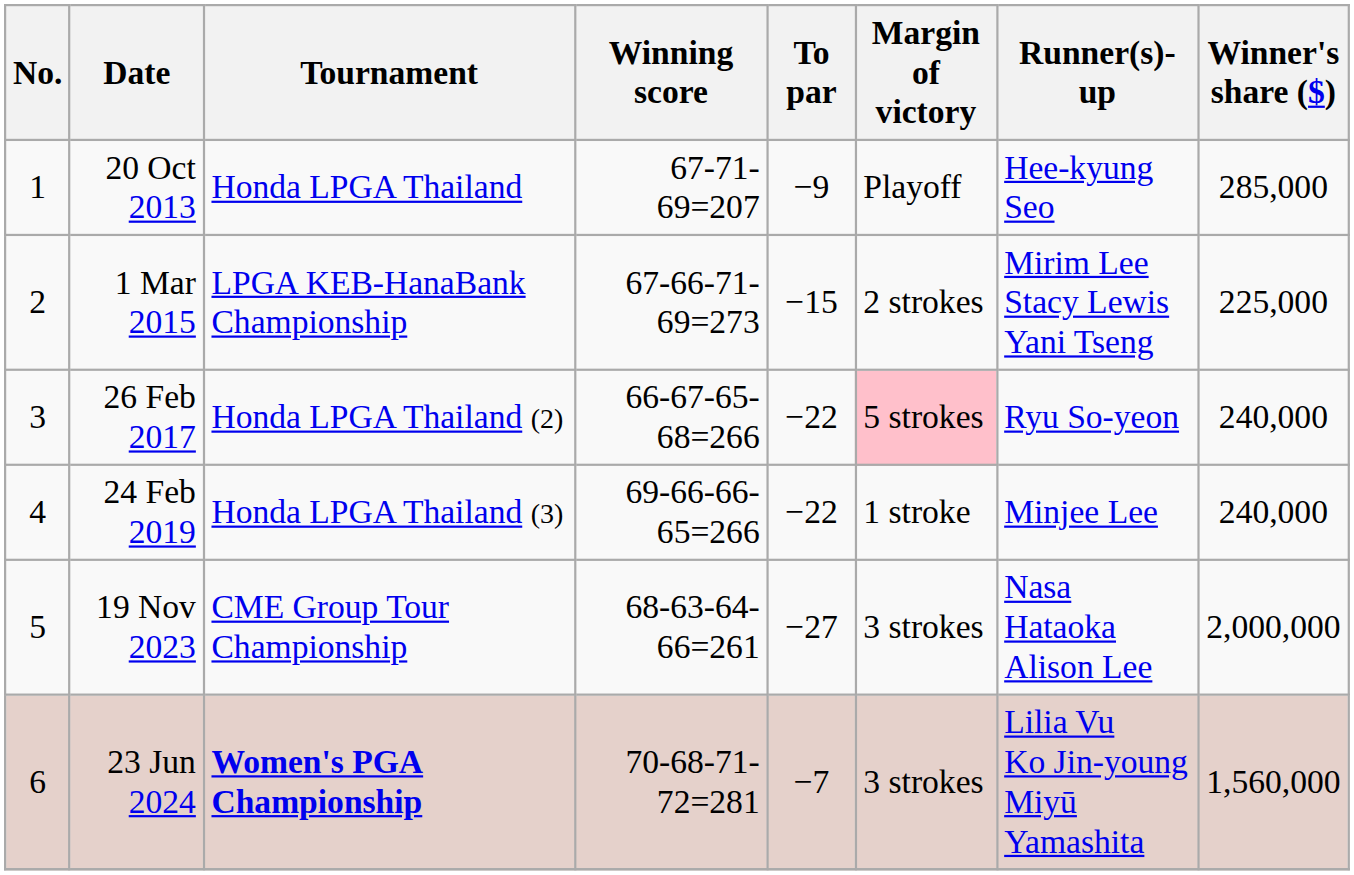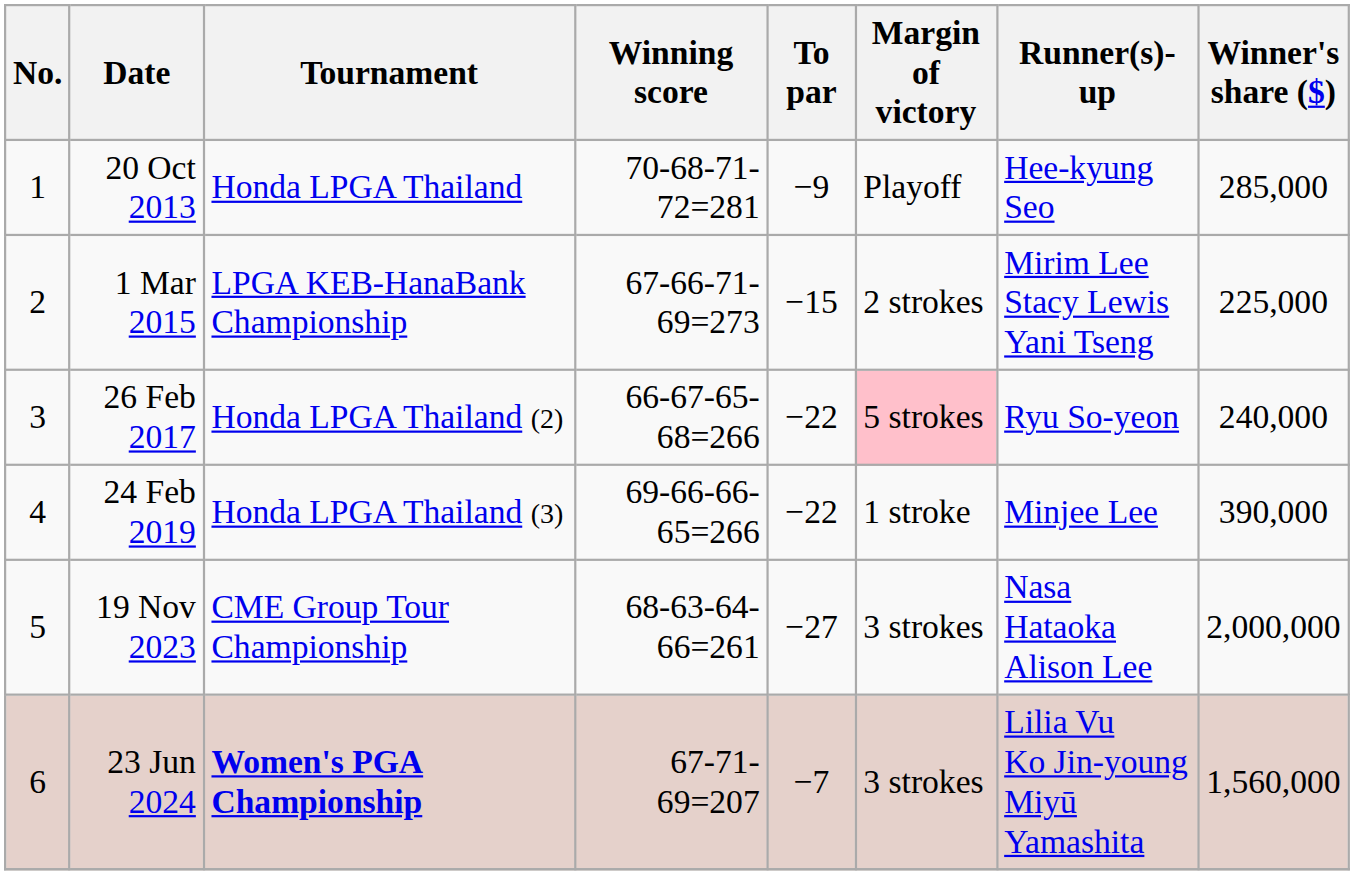(708, 187) 67-71-69=207 -> (693, 187) 70-68-71-72=281
(1273, 512) 240,000 -> (1273, 512) 390,000
(693, 782) 70-68-71-72=281 -> (708, 782) 67-71-69=207
